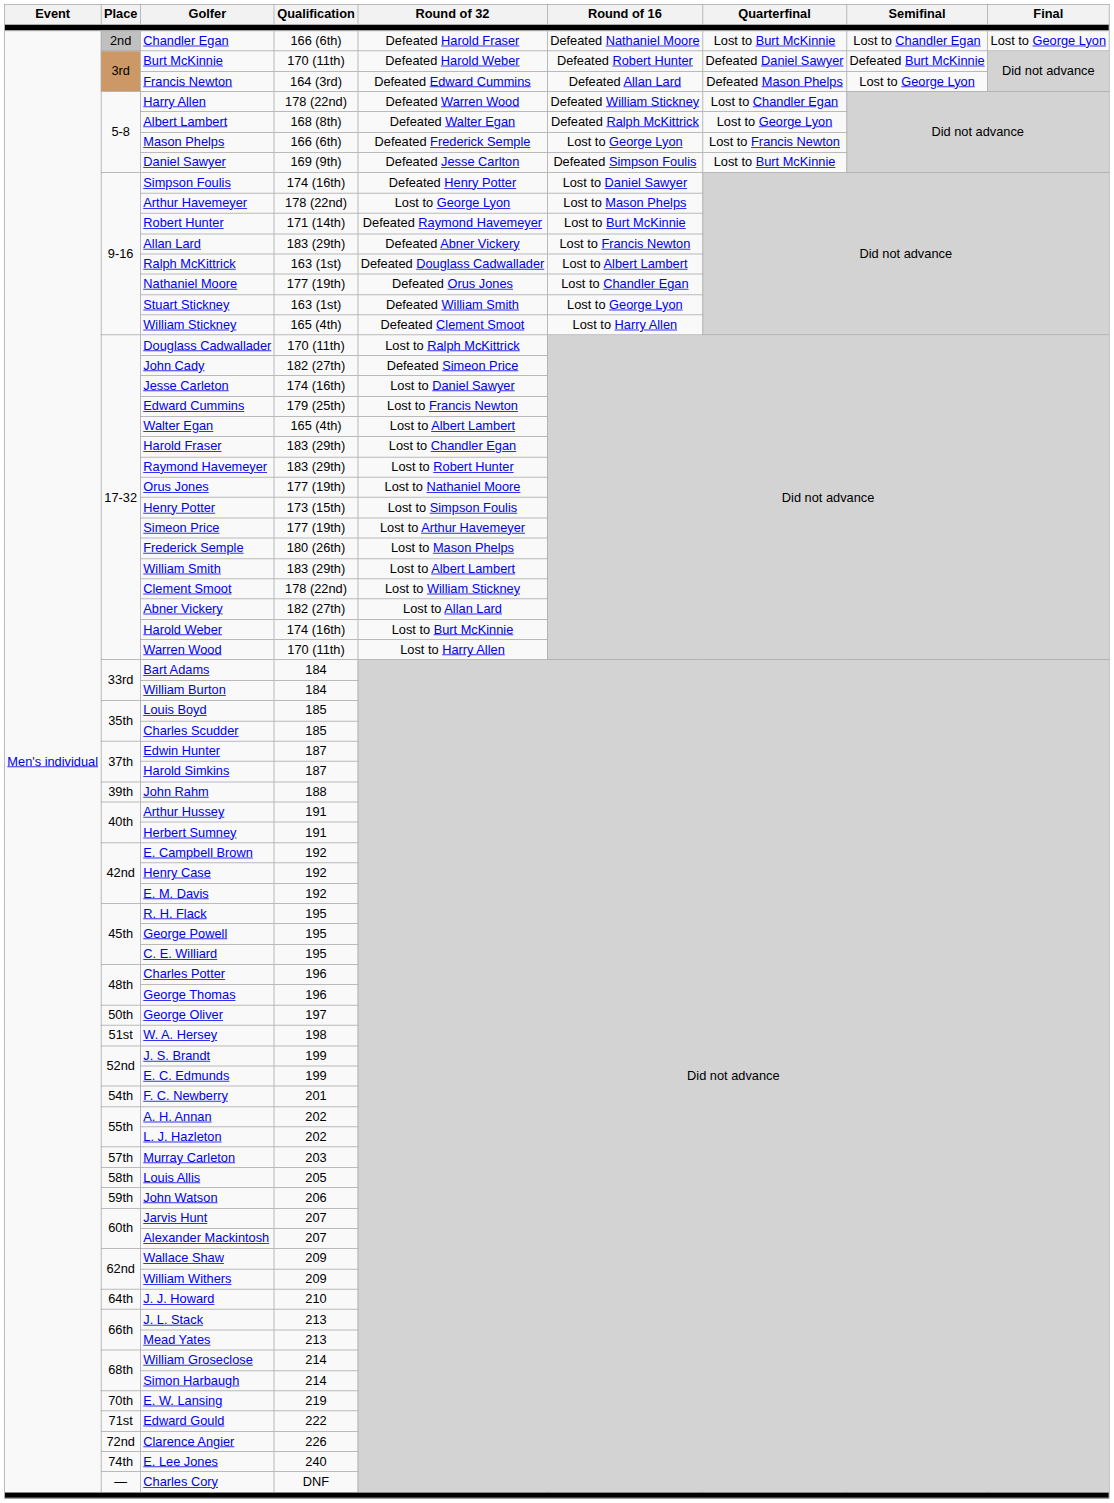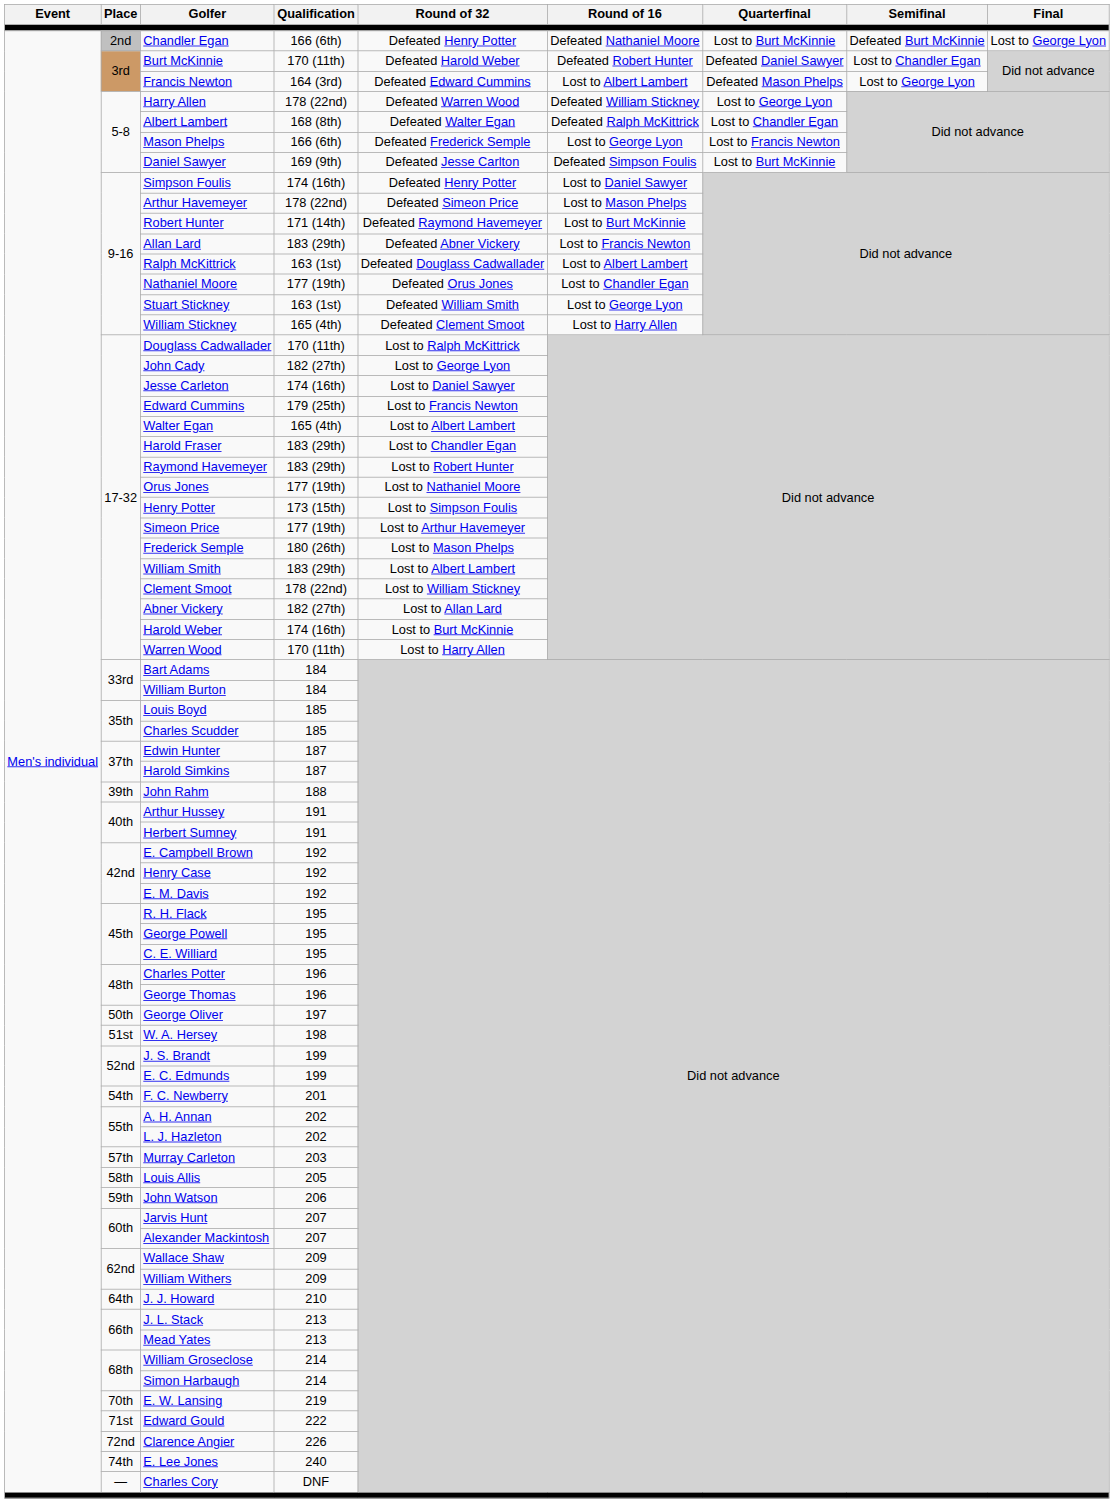(452, 40) Defeated Harold Fraser -> (452, 40) Defeated Henry Potter
(917, 40) Lost to Chandler Egan -> (917, 40) Defeated Burt McKinnie
(917, 61) Defeated Burt McKinnie -> (917, 61) Lost to Chandler Egan
(625, 81) Defeated Allan Lard -> (625, 81) Lost to Albert Lambert
(775, 101) Lost to Chandler Egan -> (775, 101) Lost to George Lyon
(775, 122) Lost to George Lyon -> (775, 122) Lost to Chandler Egan
(452, 203) Lost to George Lyon -> (452, 203) Defeated Simeon Price
(452, 365) Defeated Simeon Price -> (452, 365) Lost to George Lyon
